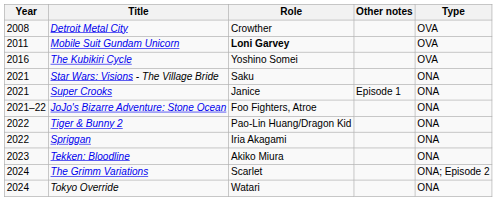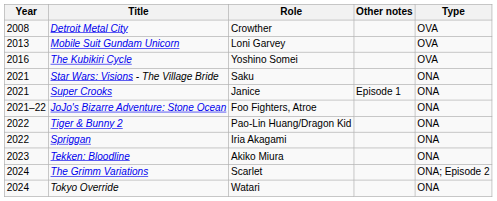(17, 44) 2011 -> (18, 44) 2013
(260, 44) bold -> (258, 44) normal
